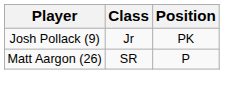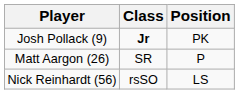(129, 39) normal -> (143, 39) bold
+ row: (62, 79)
